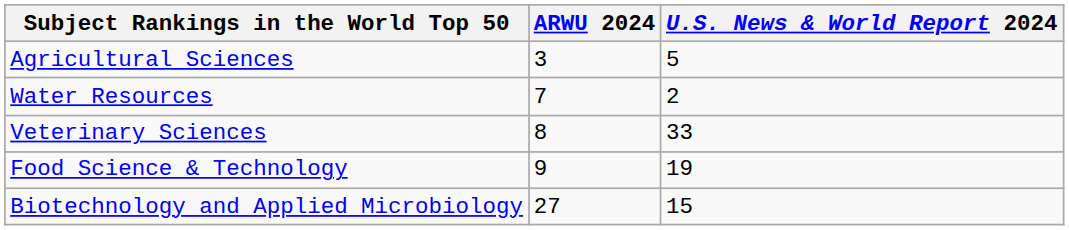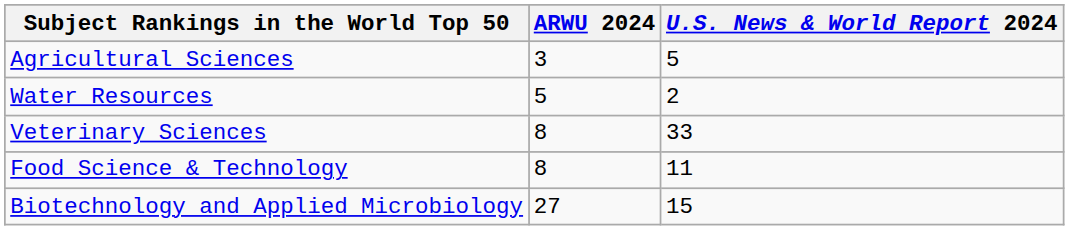(541, 97) 7 -> (541, 97) 5
(541, 170) 9 -> (541, 170) 8
(679, 170) 19 -> (679, 170) 11
